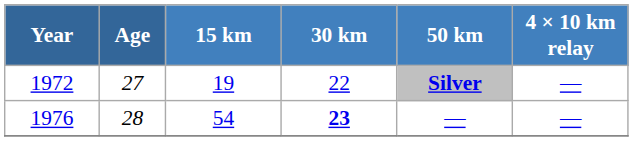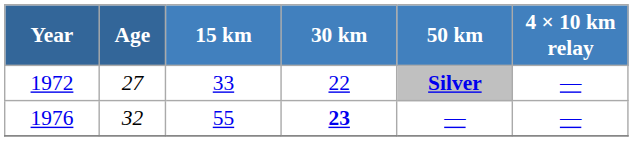(223, 83) 19 -> (223, 83) 33
(132, 118) 28 -> (132, 118) 32
(223, 118) 54 -> (223, 118) 55
